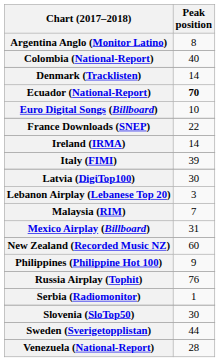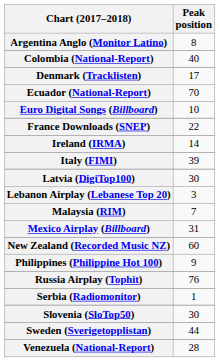(194, 76) 14 -> (194, 76) 17
(194, 93) bold -> (194, 93) normal
